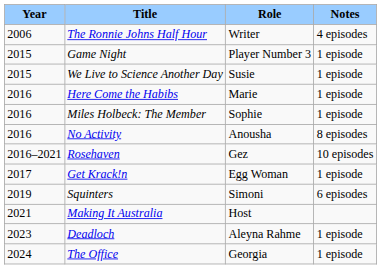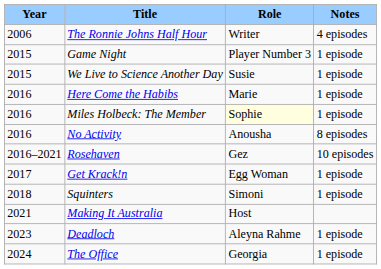(245, 114) no background -> (245, 114) lightyellow background
(19, 194) 2019 -> (19, 194) 2018
(342, 194) 6 episodes -> (340, 194) 1 episode
